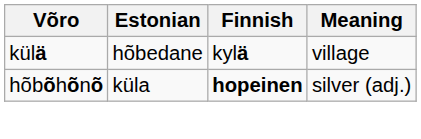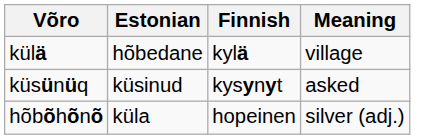+ row: (49, 85)
(257, 85) bold -> (254, 117) normal
